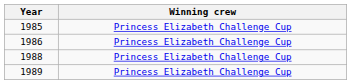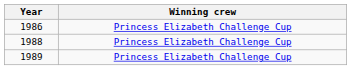- row: (31, 27)
